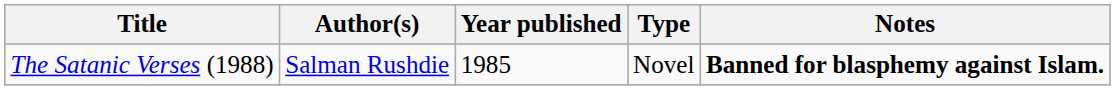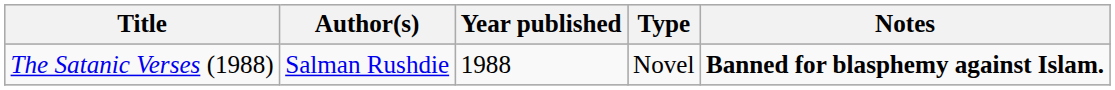(486, 64) 1985 -> (486, 64) 1988
